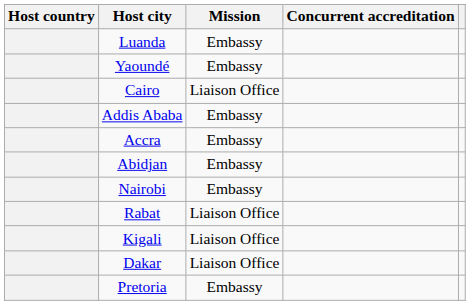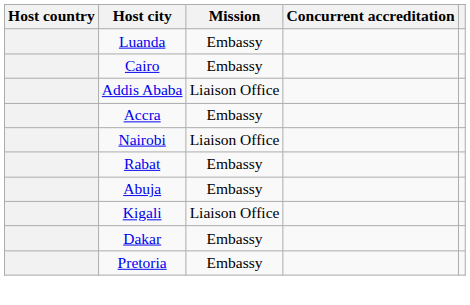- row: (142, 66)
(235, 90) Liaison Office -> (235, 66) Embassy
(235, 115) Embassy -> (235, 90) Liaison Office
- row: (142, 164)
(235, 189) Embassy -> (235, 139) Liaison Office
(235, 213) Liaison Office -> (235, 164) Embassy
+ row: (142, 189)
(235, 262) Liaison Office -> (235, 238) Embassy
